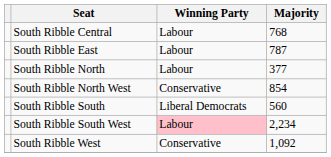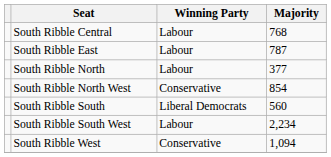(176, 124) pink background -> (176, 124) no background
(283, 143) 1,092 -> (283, 143) 1,094
